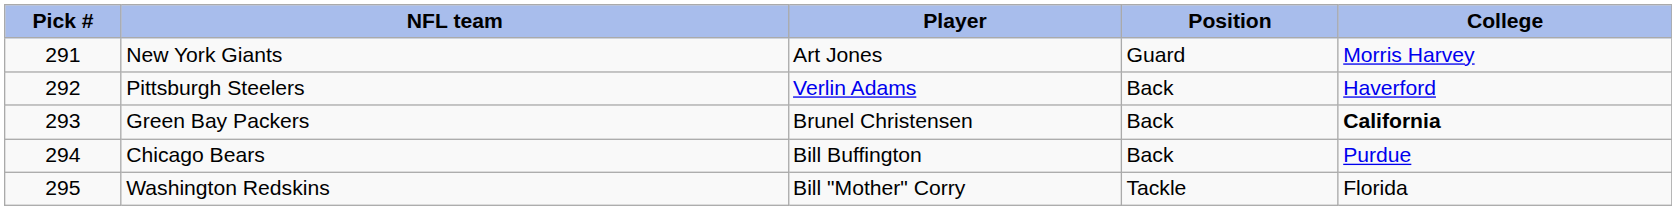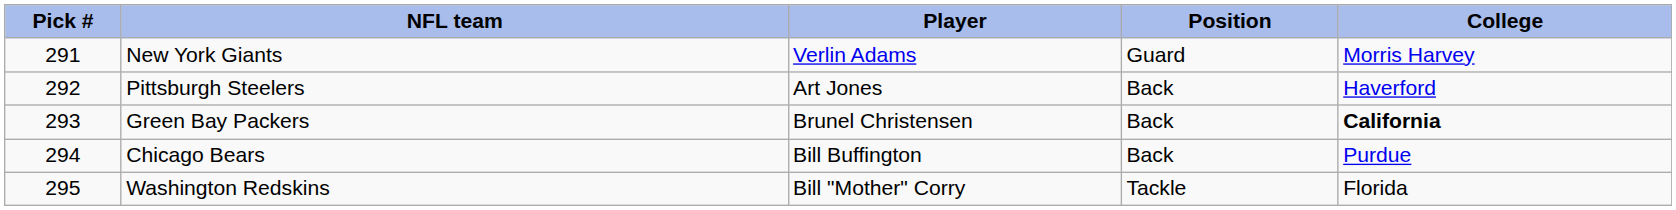(838, 54) Art Jones -> (855, 54) Verlin Adams
(855, 88) Verlin Adams -> (838, 88) Art Jones
